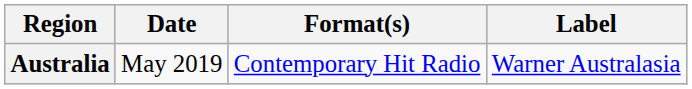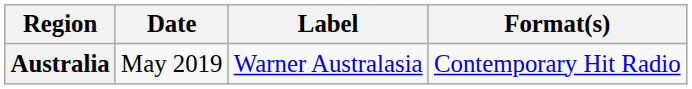columns swapped: (357, 24) <-> (586, 24)
